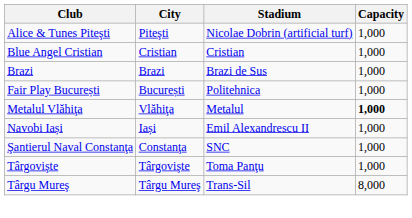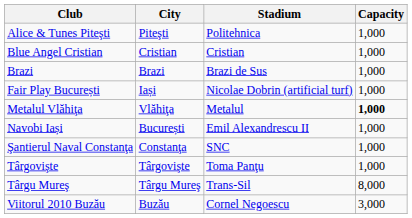(279, 33) Nicolae Dobrin (artificial turf) -> (233, 33) Politehnica
(162, 90) București -> (147, 90) Iași
(233, 90) Politehnica -> (279, 90) Nicolae Dobrin (artificial turf)
(147, 128) Iași -> (162, 128) București
+ row: (56, 204)
